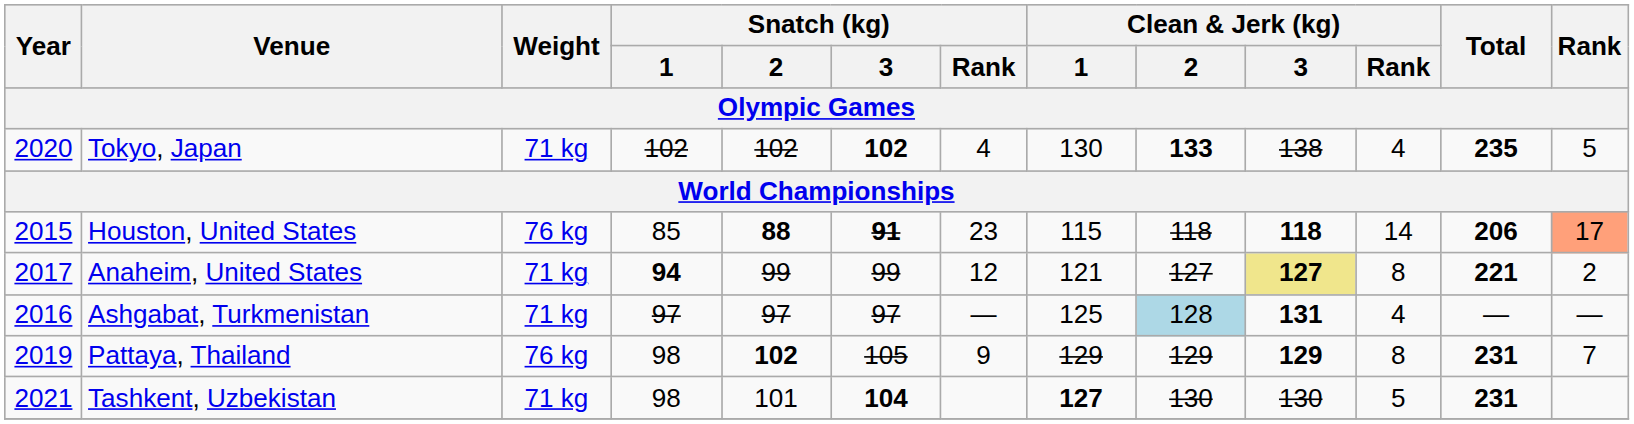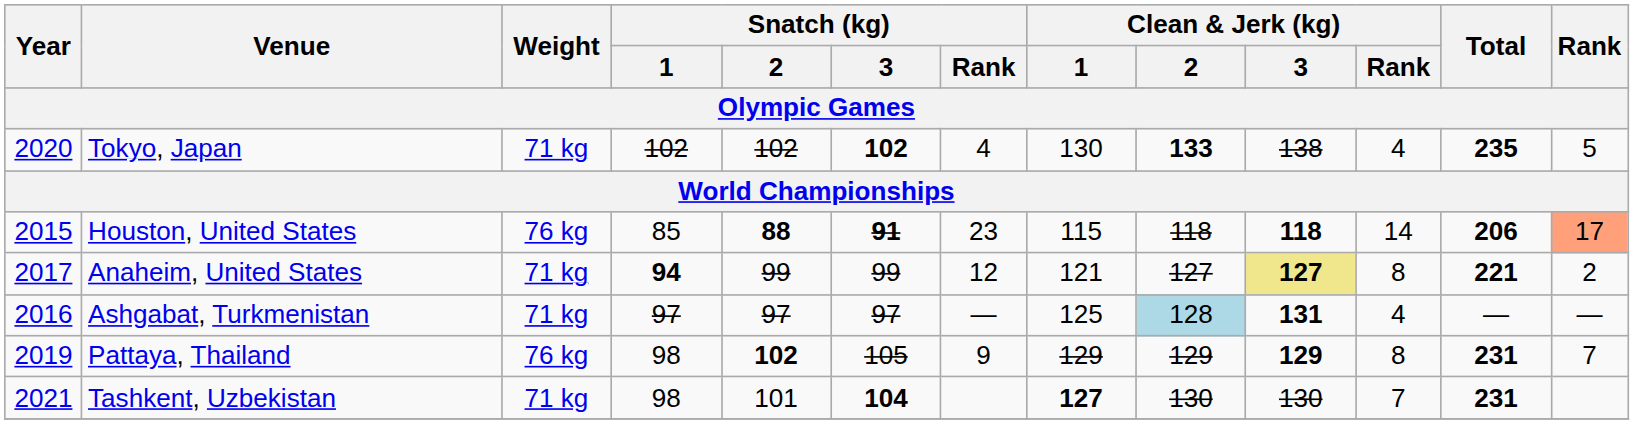(1398, 397) 5 -> (1398, 397) 7
